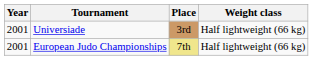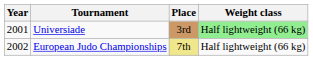(253, 30) no background -> (253, 30) lightgreen background
(18, 47) 2001 -> (18, 47) 2002
